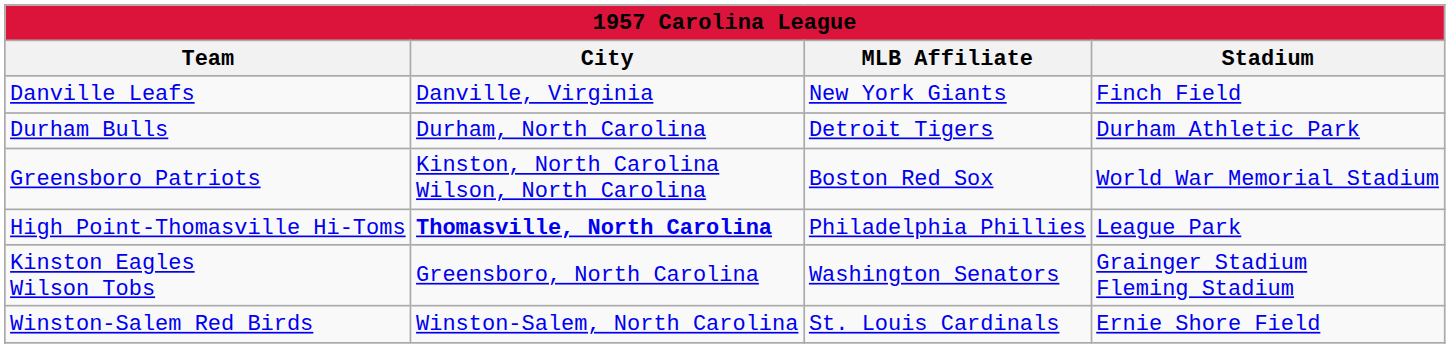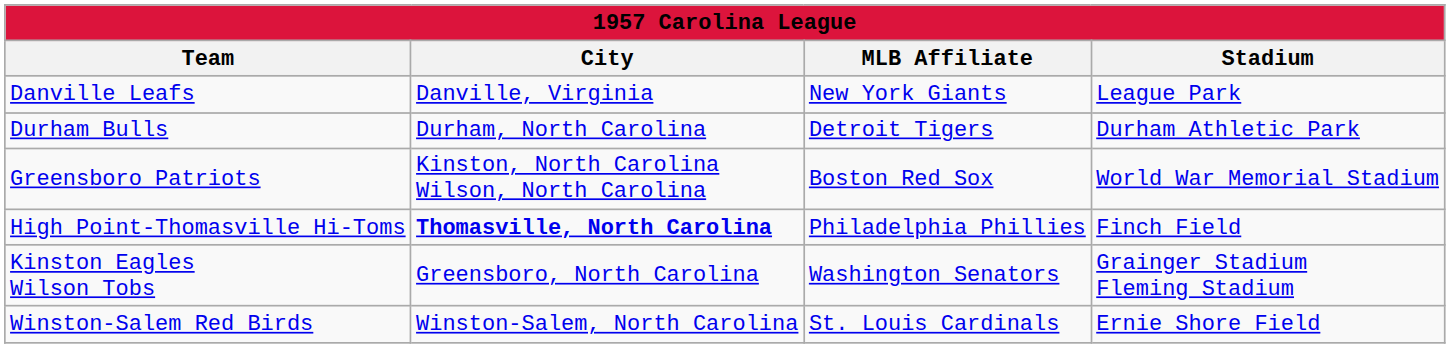(1169, 94) Finch Field -> (1169, 94) League Park
(1169, 227) League Park -> (1169, 227) Finch Field
